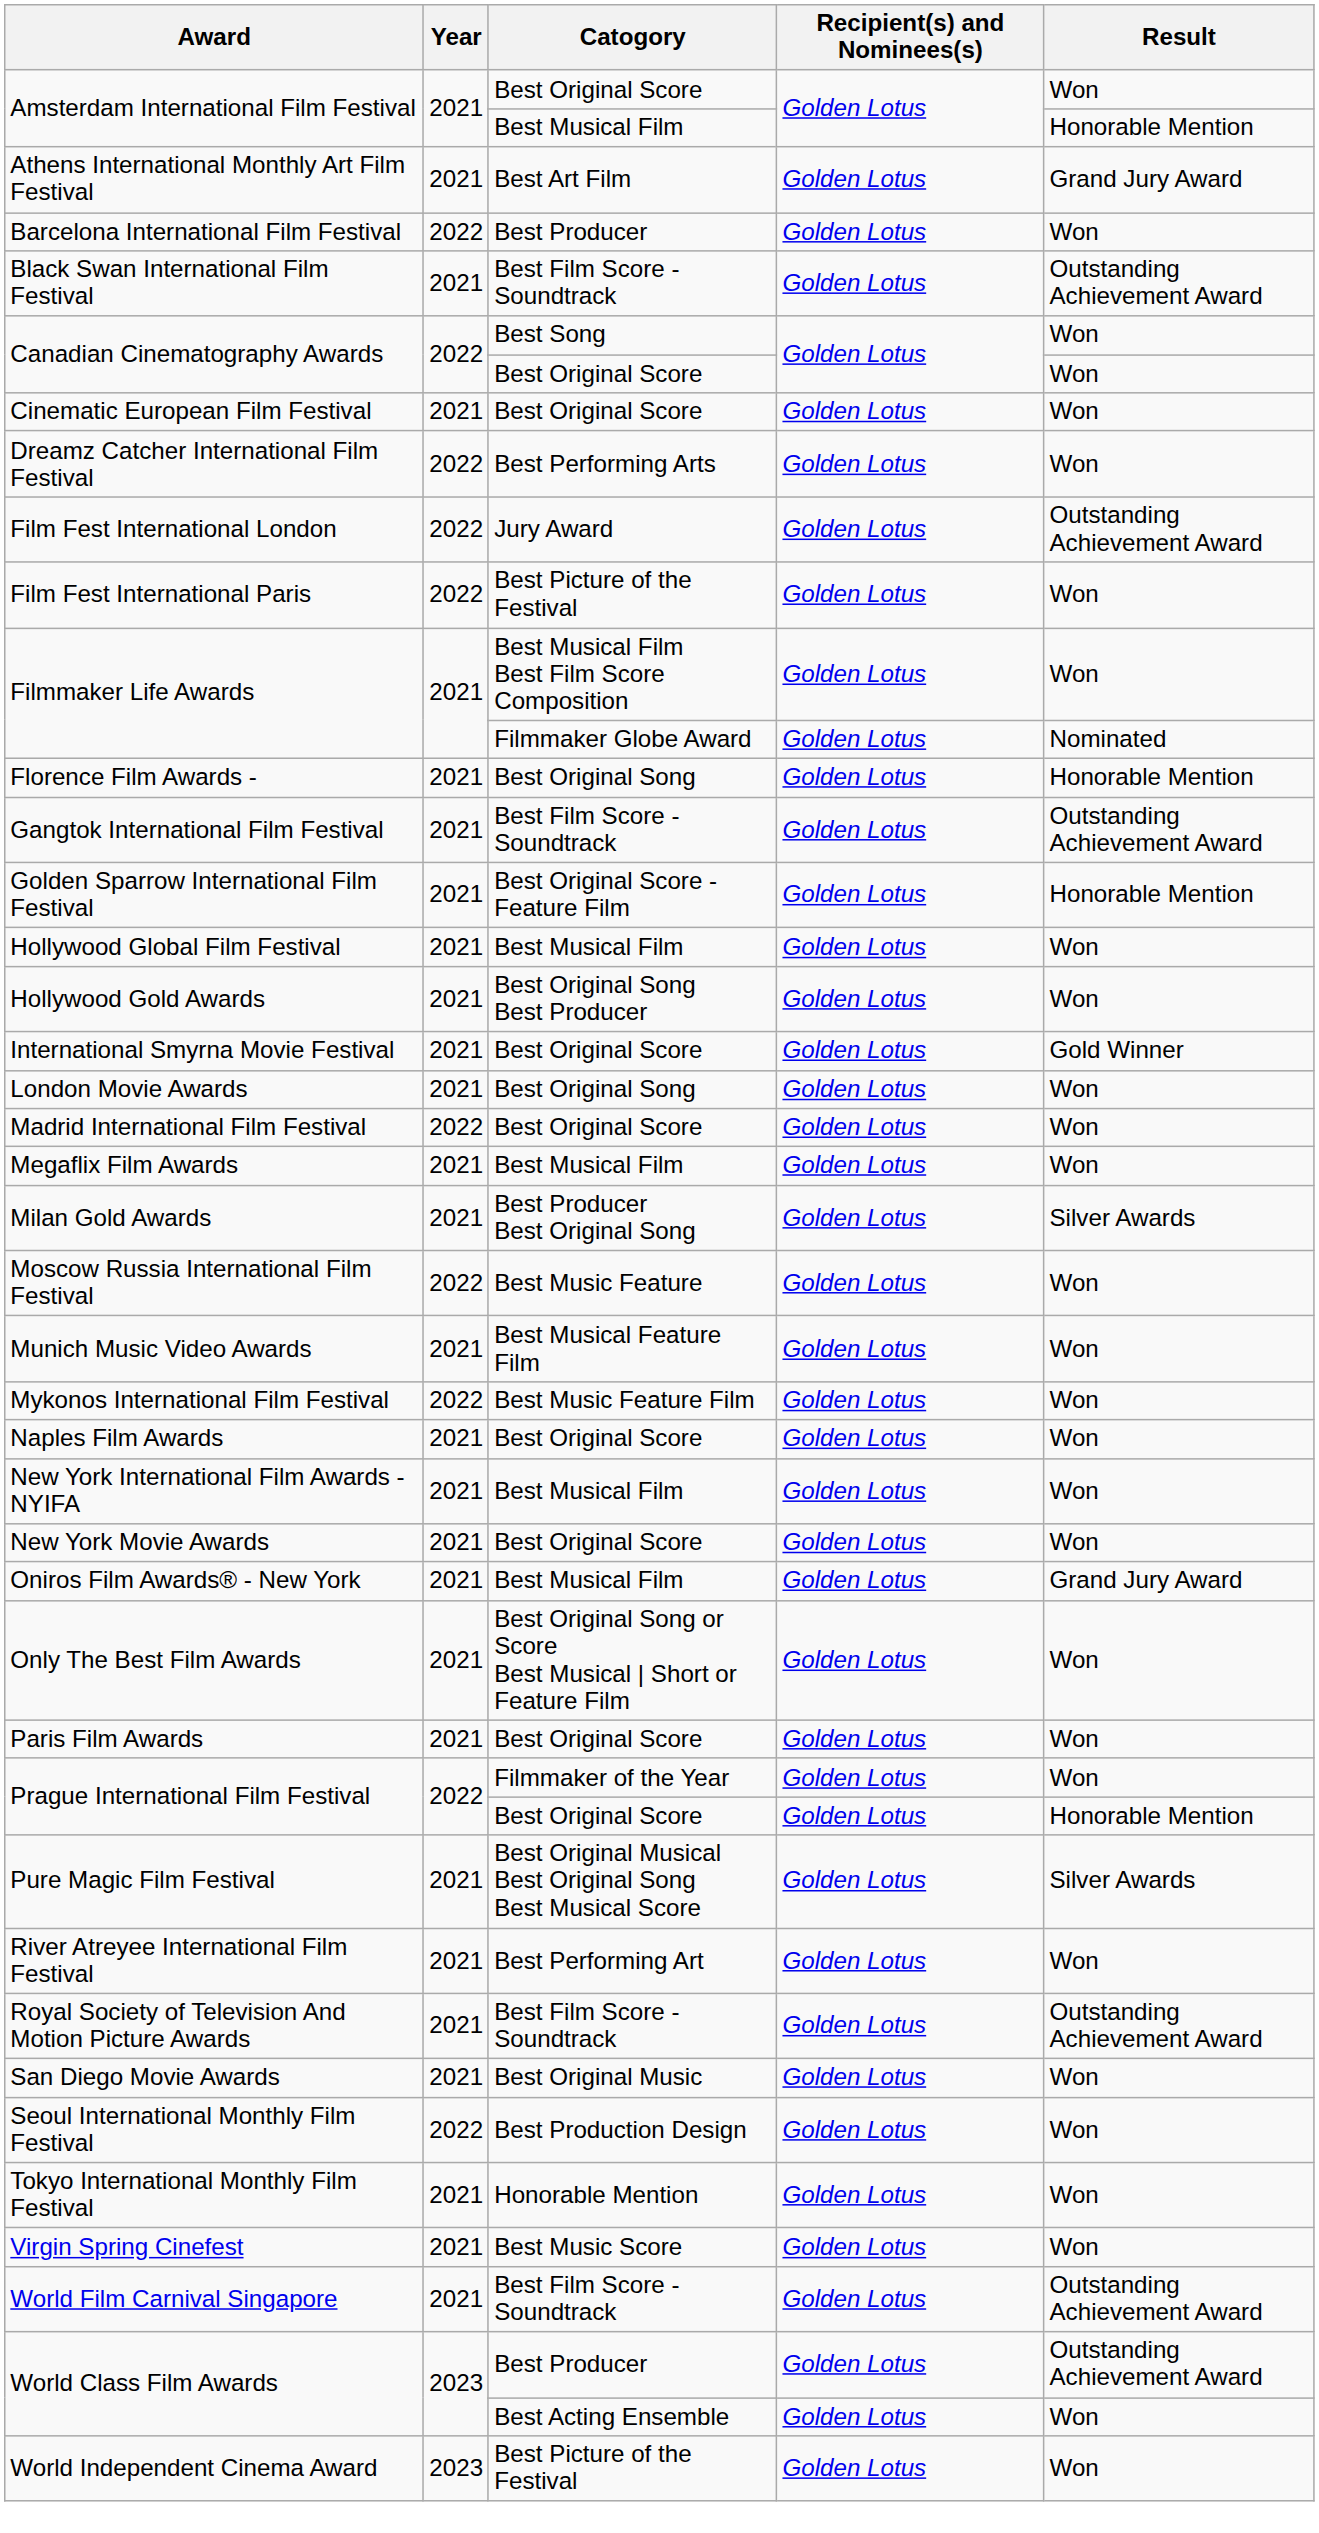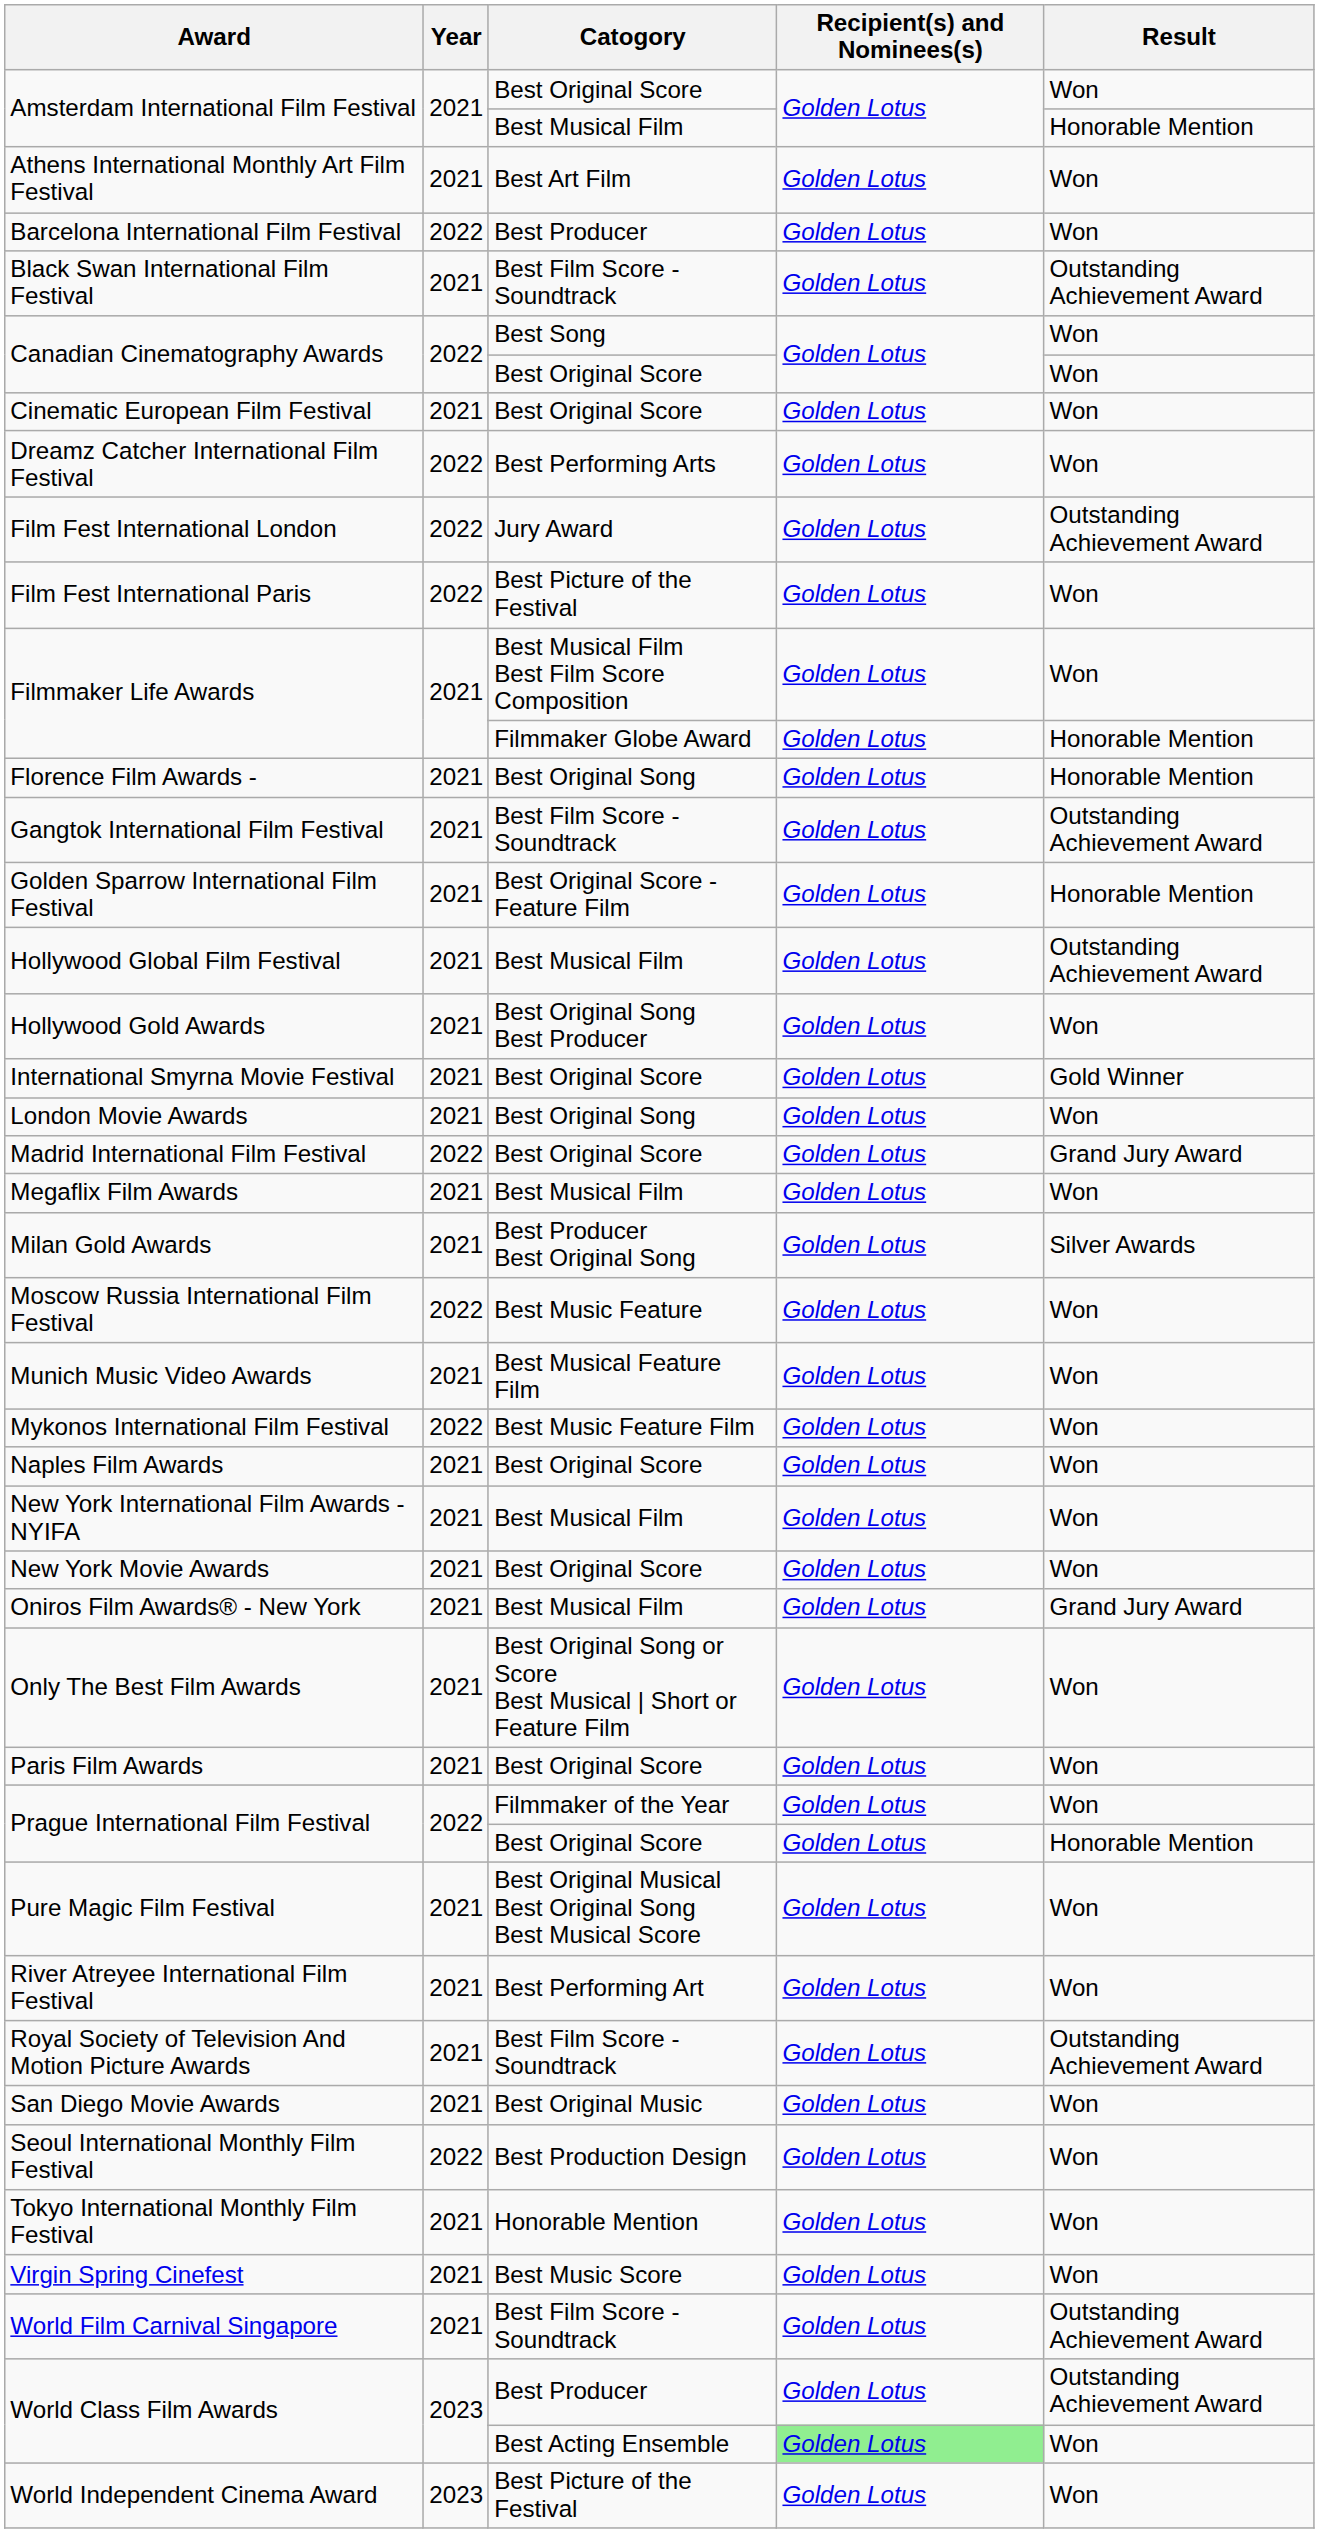(1146, 179) Grand Jury Award -> (1074, 179) Won
(1108, 739) Nominated -> (1152, 739) Honorable Mention
(1074, 946) Won -> (1156, 960) Outstanding Achievement Award
(1074, 1127) Won -> (1146, 1154) Grand Jury Award
(1122, 1881) Silver Awards -> (1074, 1908) Won
(854, 2416) no background -> (854, 2443) lightgreen background
